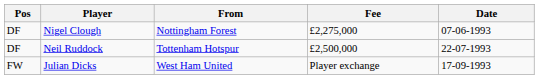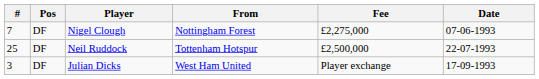+ column: (17, 13)
(15, 66) FW -> (40, 66) DF
